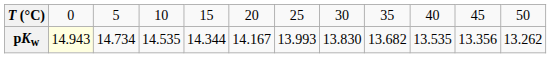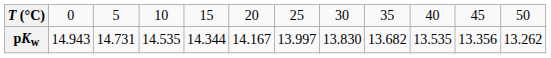(71, 39) lightyellow background -> (71, 39) no background
(116, 39) 14.734 -> (116, 39) 14.731
(297, 39) 13.993 -> (297, 39) 13.997
